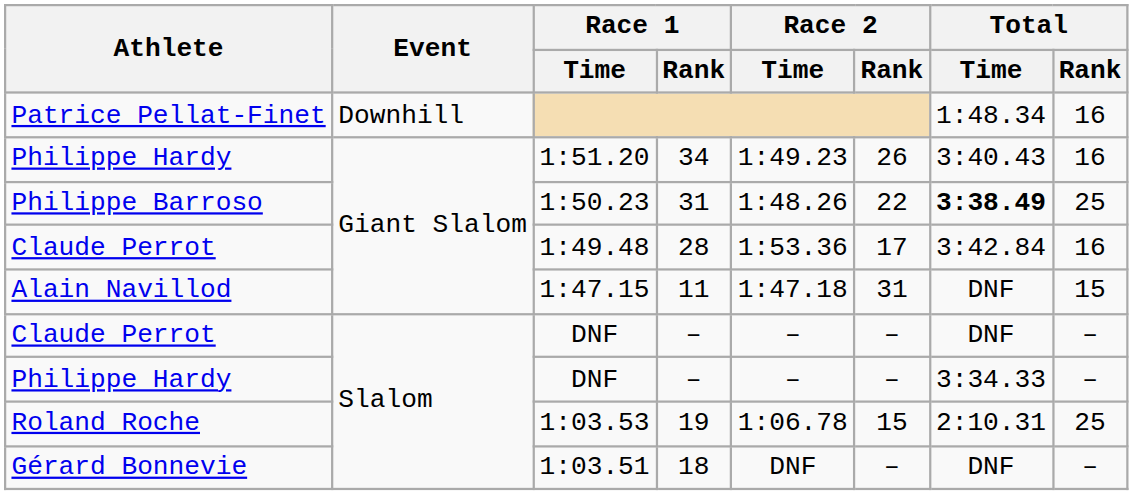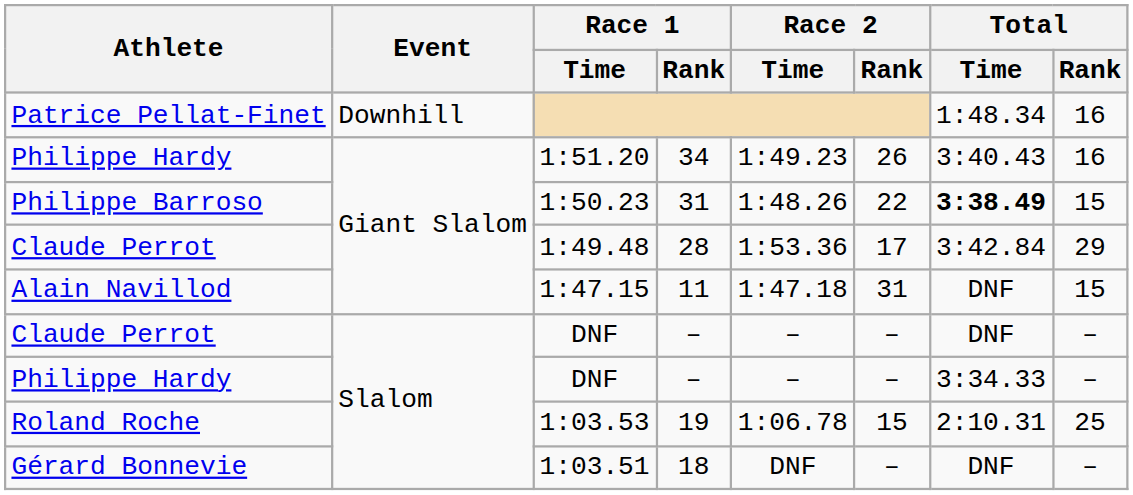(1090, 203) 25 -> (1090, 203) 15
(1090, 247) 16 -> (1090, 247) 29
